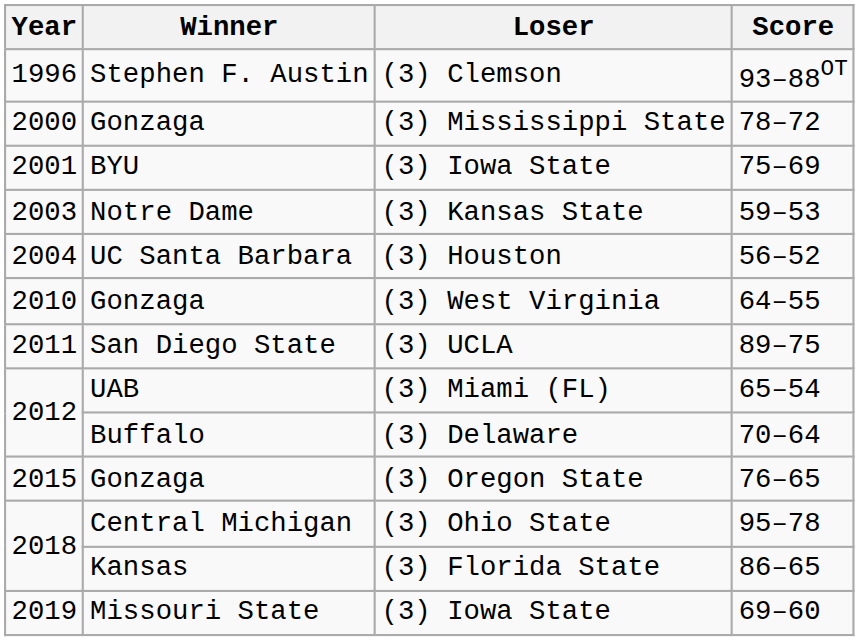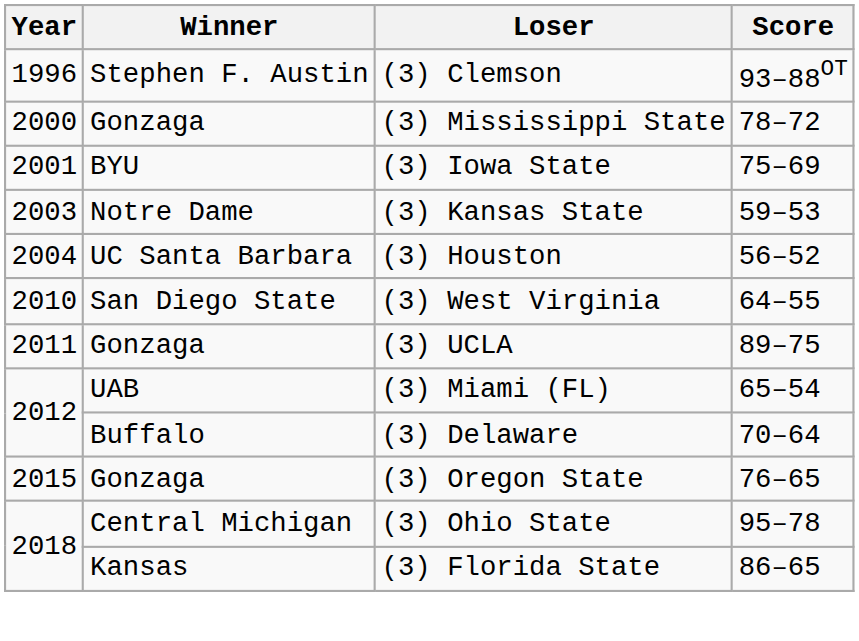(147, 301) Gonzaga -> (213, 301) San Diego State
(213, 346) San Diego State -> (147, 346) Gonzaga
- row: (496, 613)
